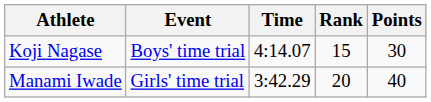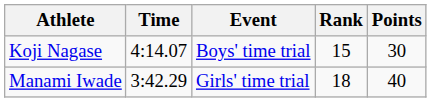columns swapped: (188, 20) <-> (282, 20)
(341, 82) 20 -> (341, 82) 18
